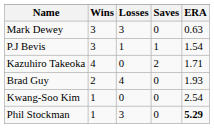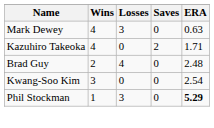(93, 30) 3 -> (93, 30) 4
- row: (26, 47)
(194, 81) 1.93 -> (194, 64) 2.48
(93, 98) 1 -> (93, 81) 3
